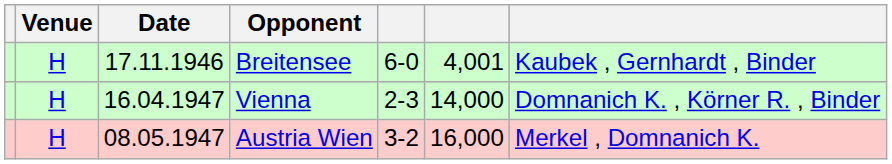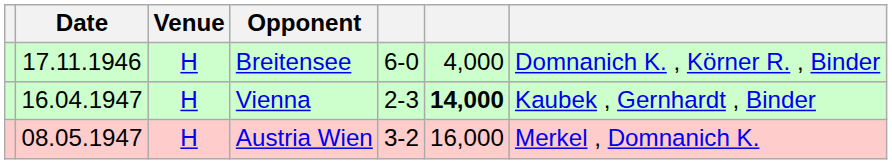columns swapped: (164, 23) <-> (57, 23)
(474, 61) 4,001 -> (474, 61) 4,000
(665, 61) Kaubek , Gernhardt , Binder -> (698, 61) Domnanich K. , Körner R. , Binder
(467, 100) normal -> (467, 100) bold
(698, 100) Domnanich K. , Körner R. , Binder -> (665, 100) Kaubek , Gernhardt , Binder
